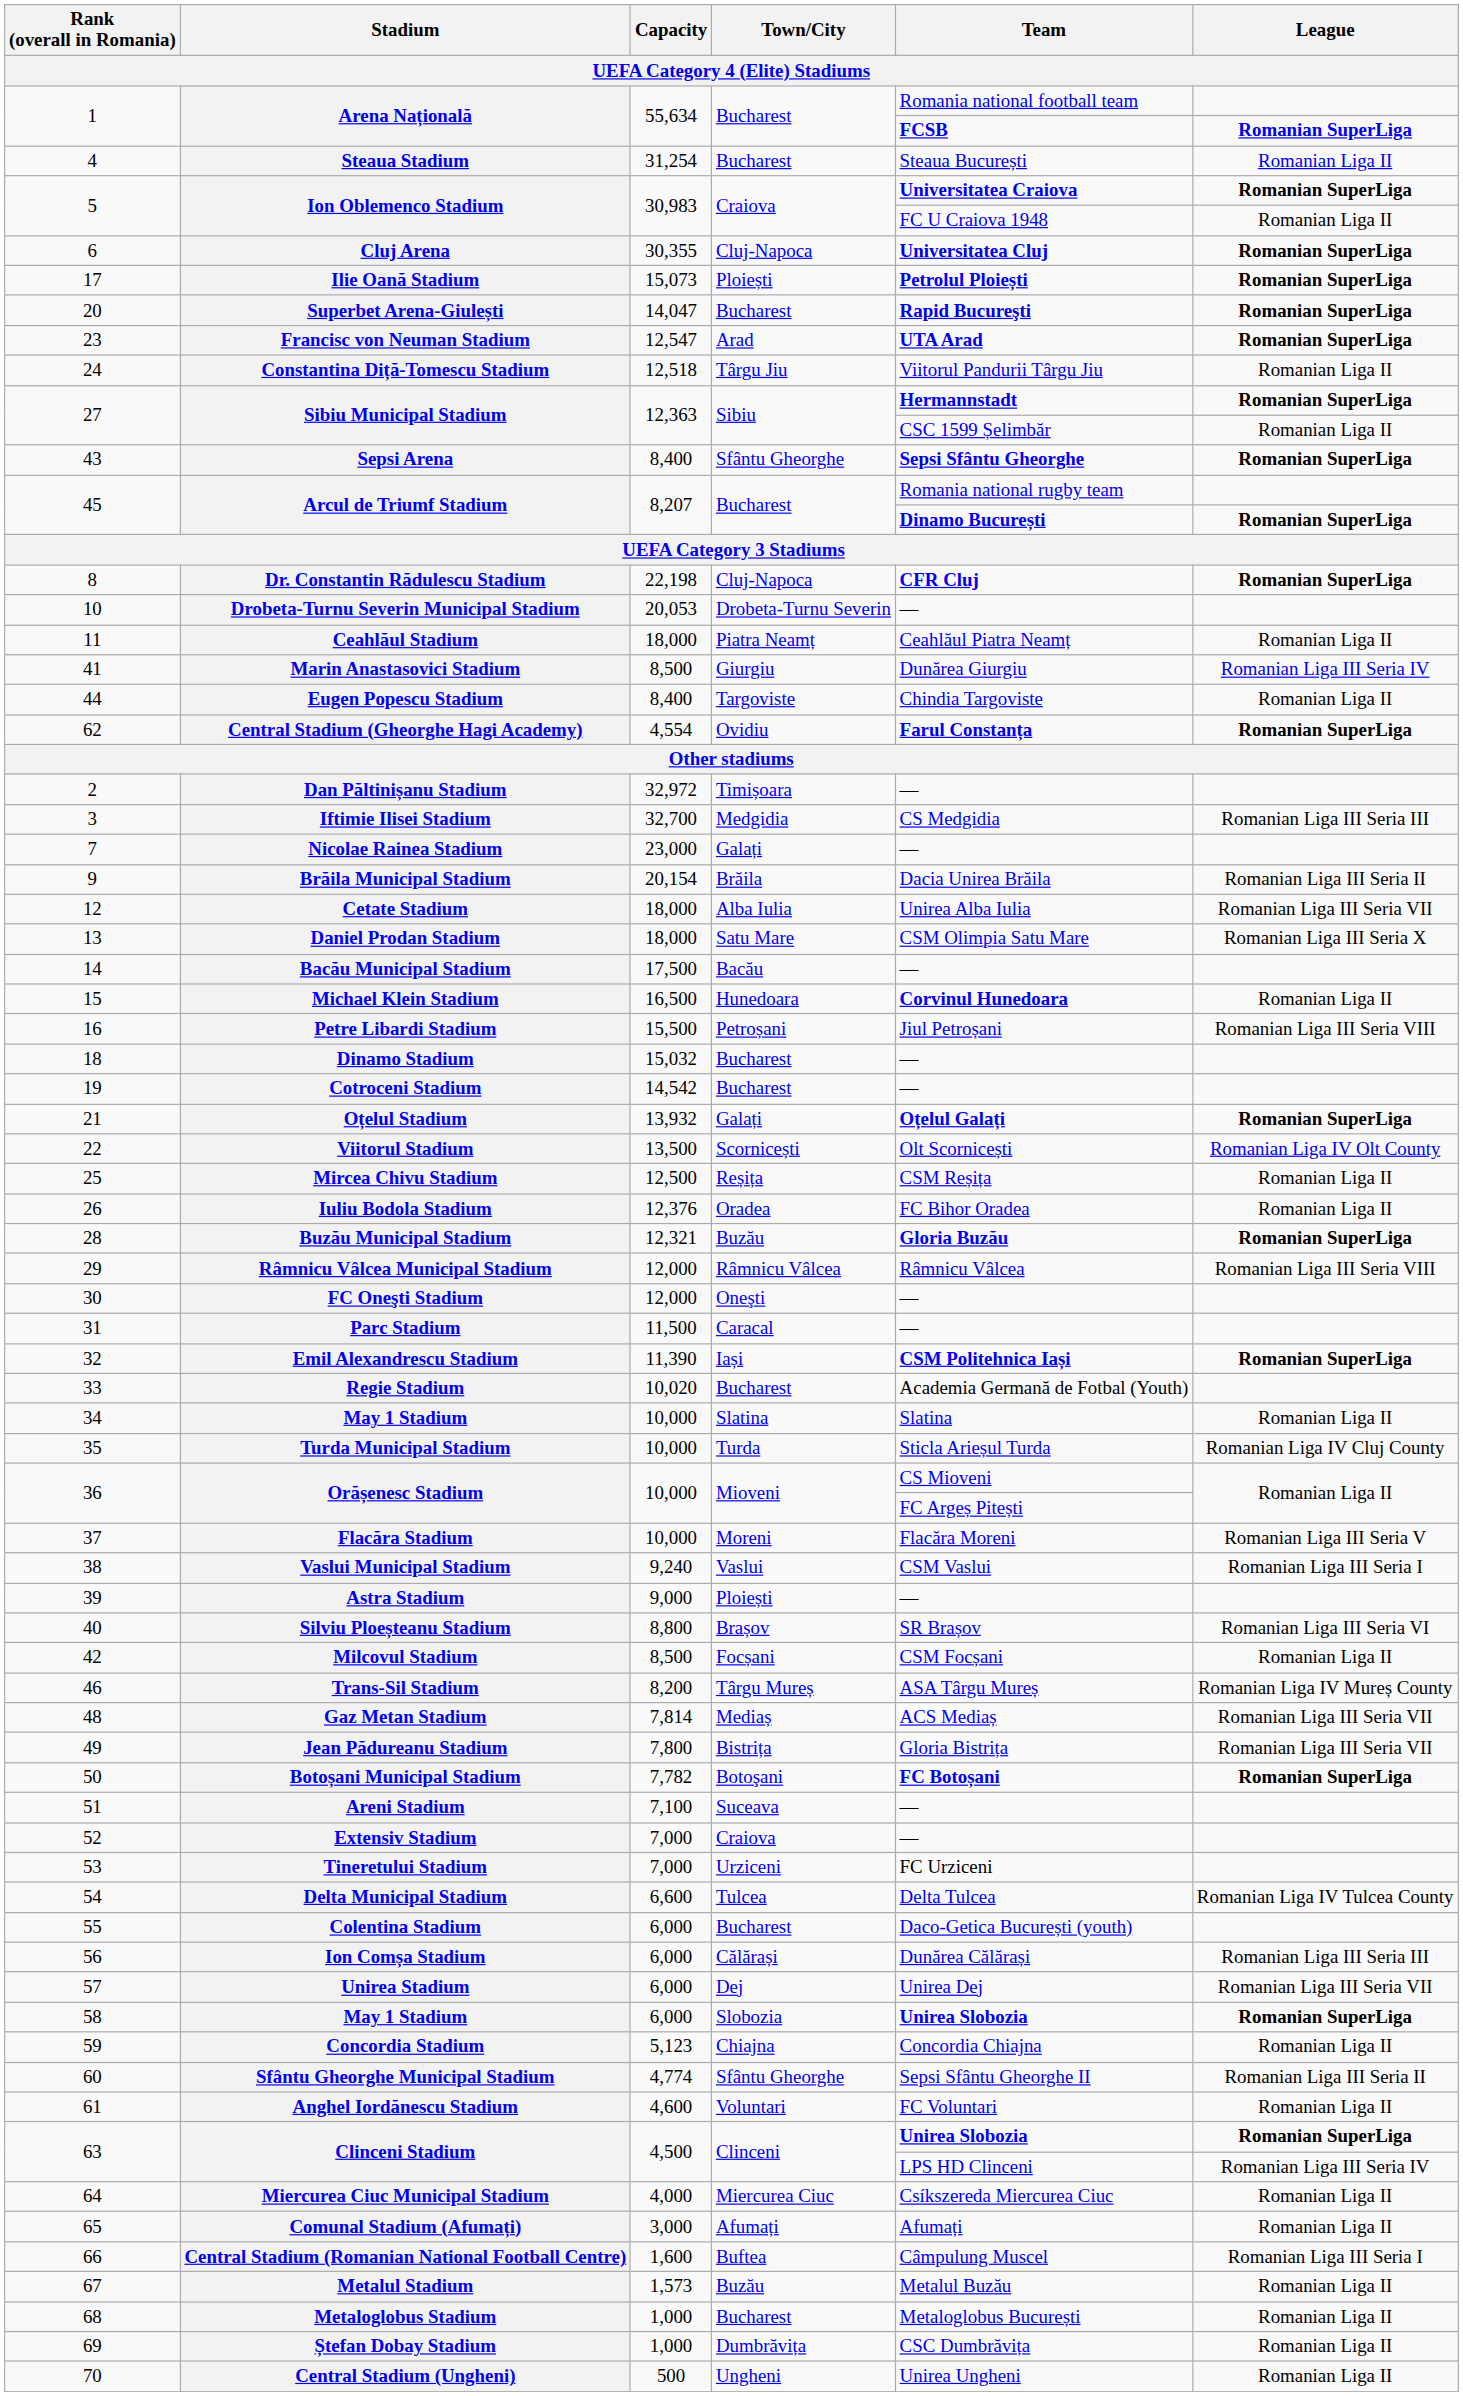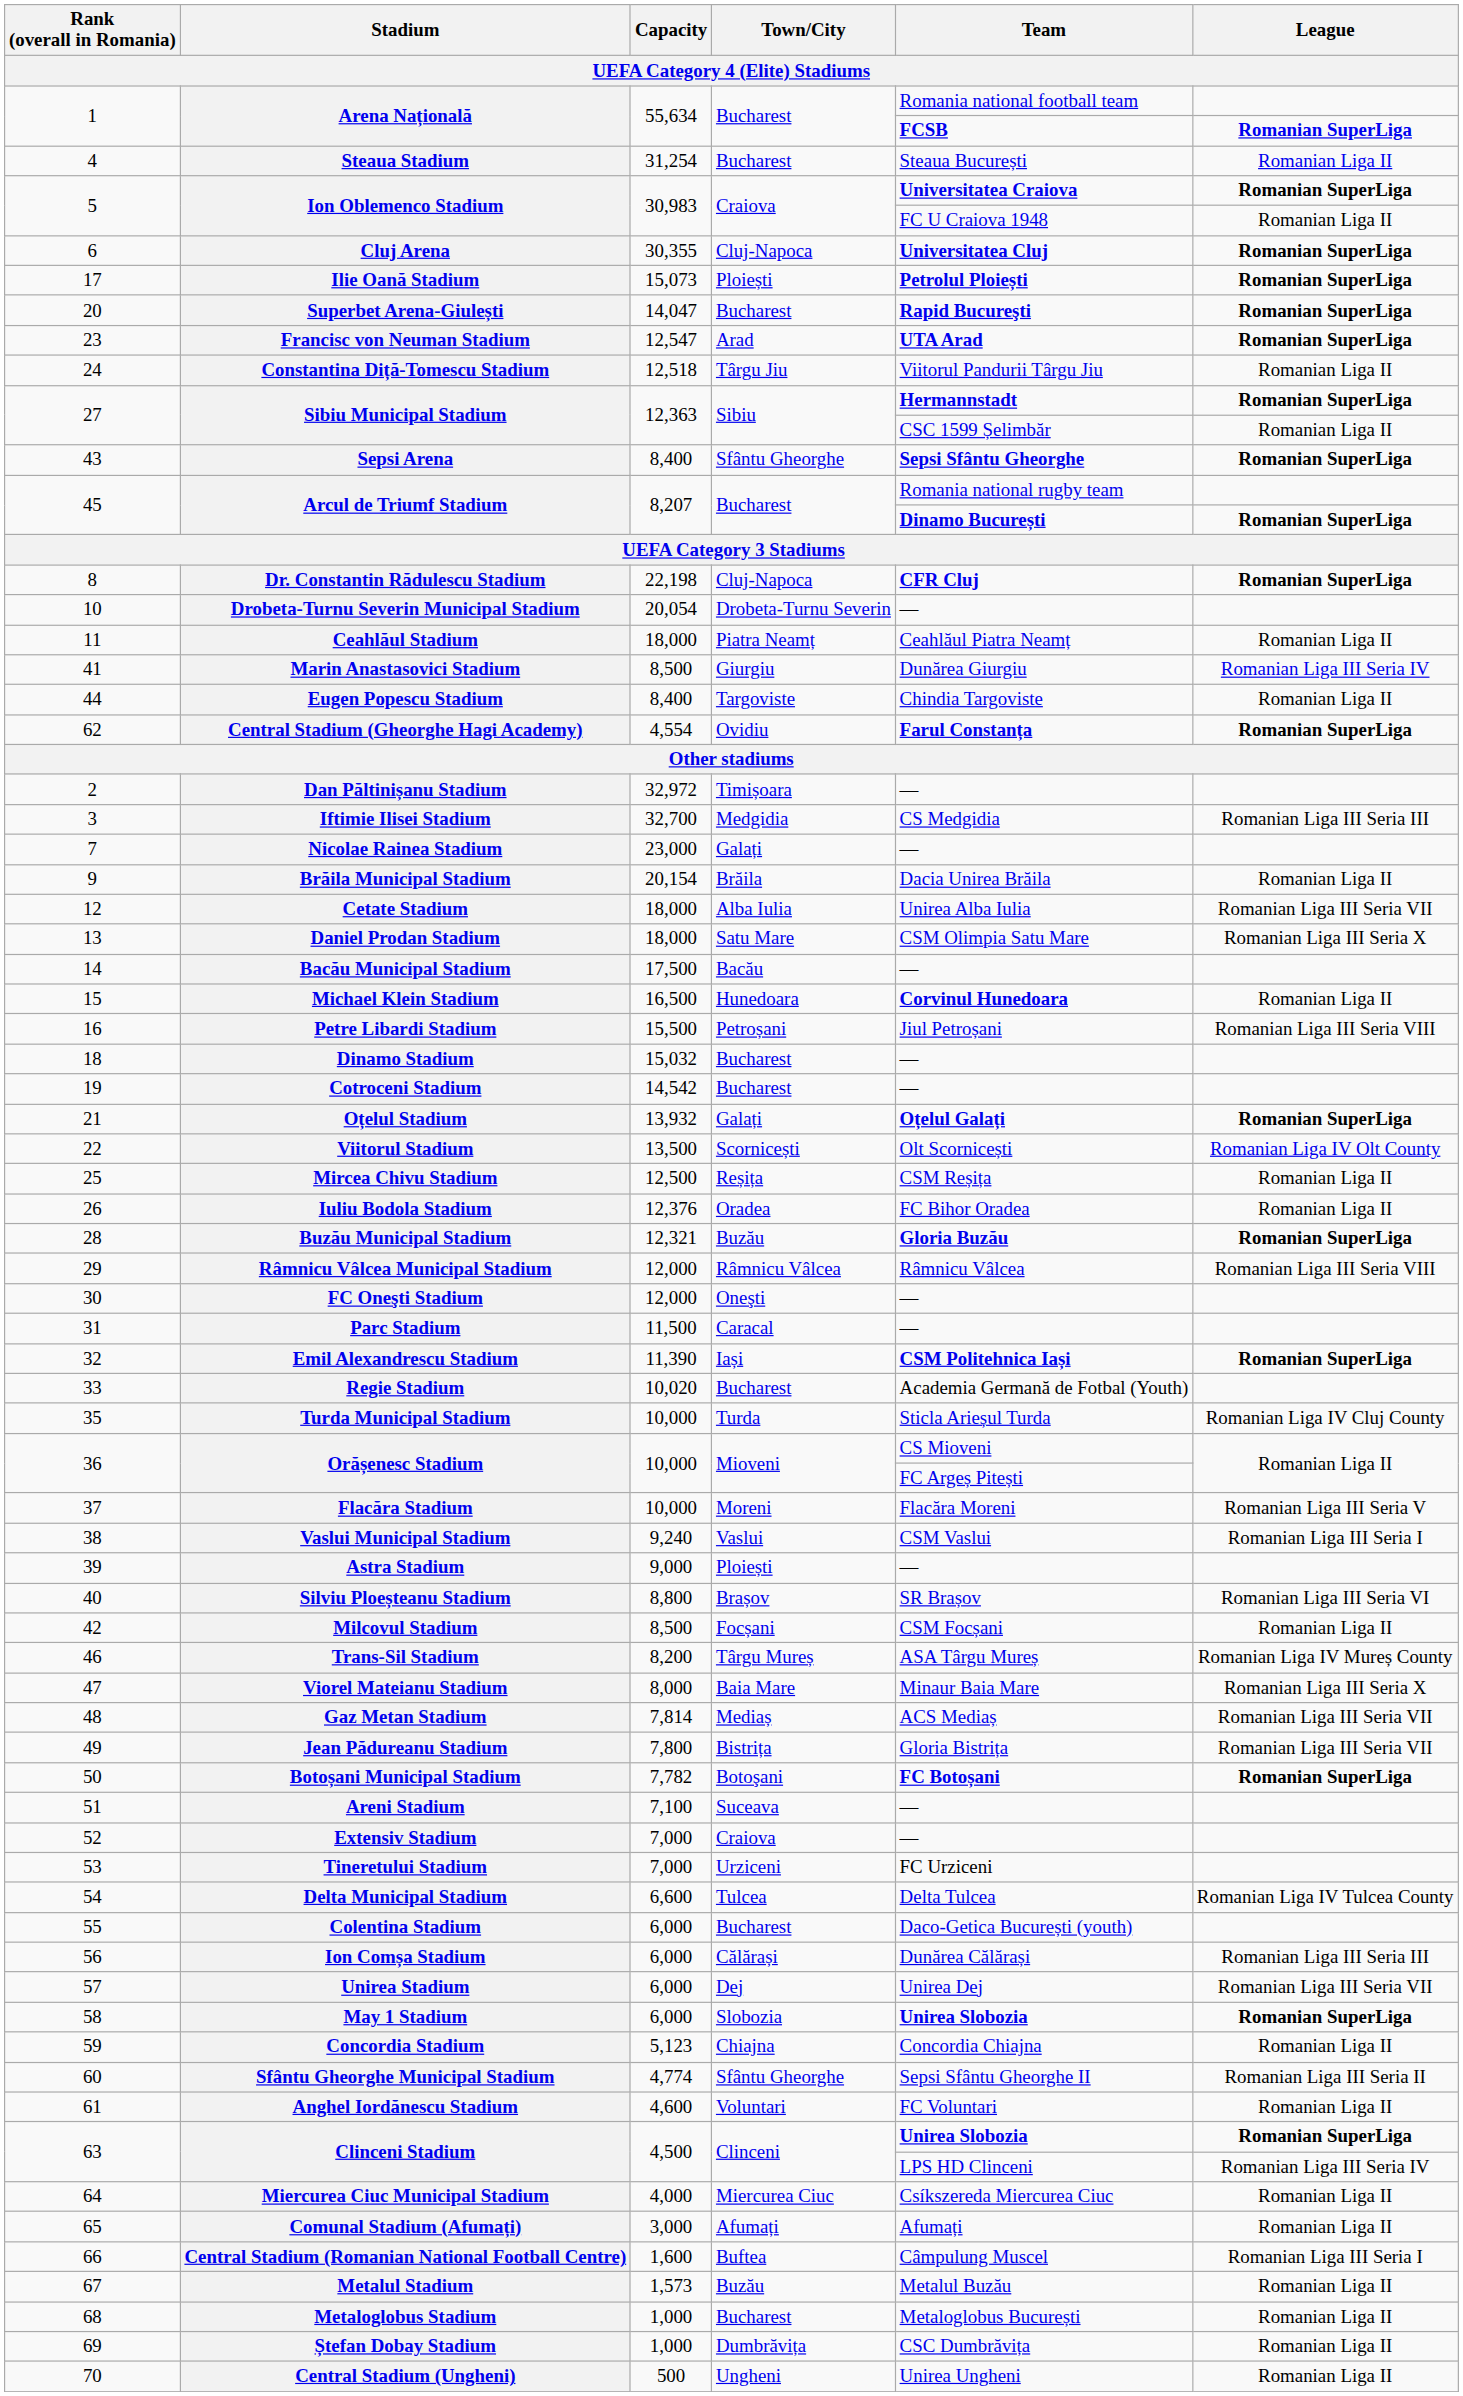(671, 609) 20,053 -> (671, 609) 20,054
(1325, 879) Romanian Liga III Seria II -> (1325, 879) Romanian Liga II
- row: (92, 1418)
+ row: (92, 1687)
